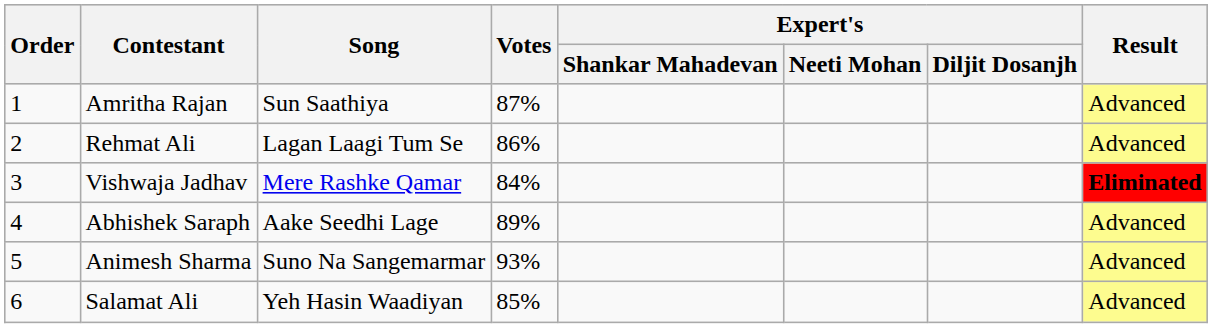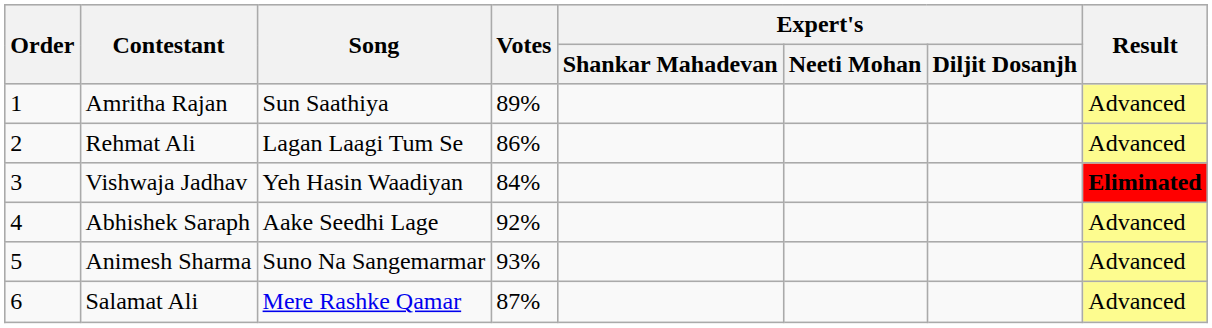(518, 103) 87% -> (518, 103) 89%
(362, 182) Mere Rashke Qamar -> (363, 182) Yeh Hasin Waadiyan
(518, 222) 89% -> (518, 222) 92%
(363, 301) Yeh Hasin Waadiyan -> (362, 301) Mere Rashke Qamar
(518, 301) 85% -> (518, 301) 87%
